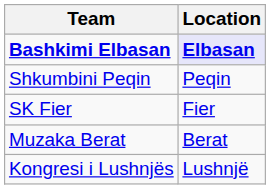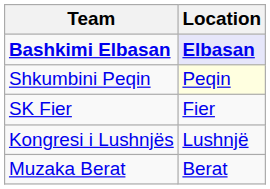(207, 79) no background -> (207, 79) lightyellow background
rows swapped: (91, 169) <-> (67, 139)
